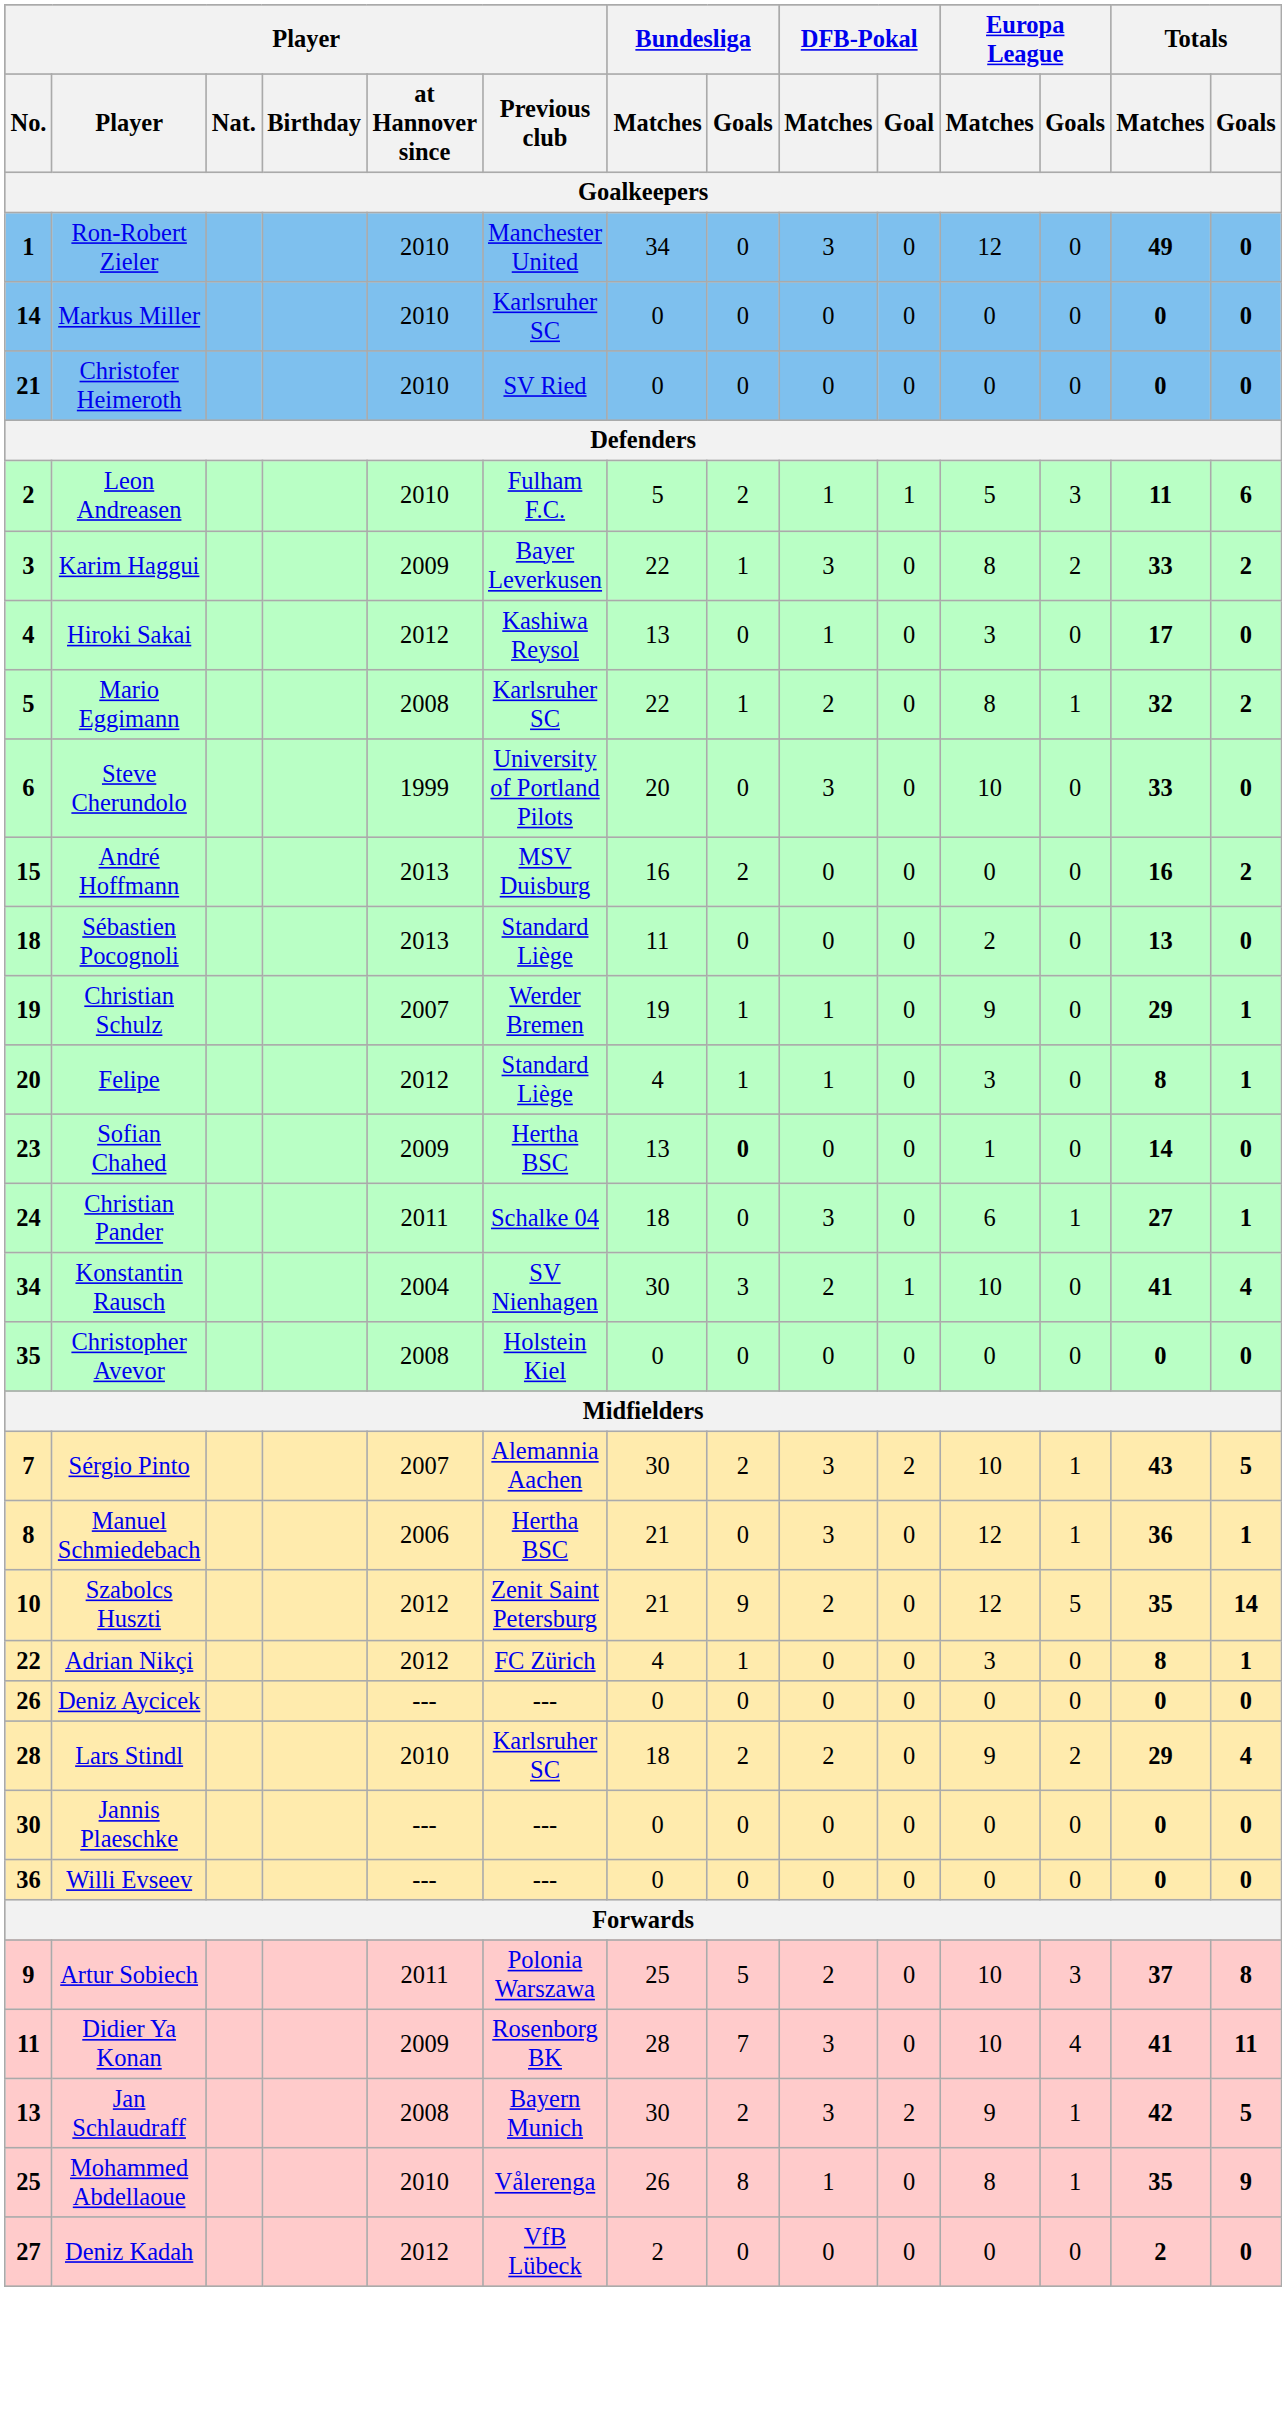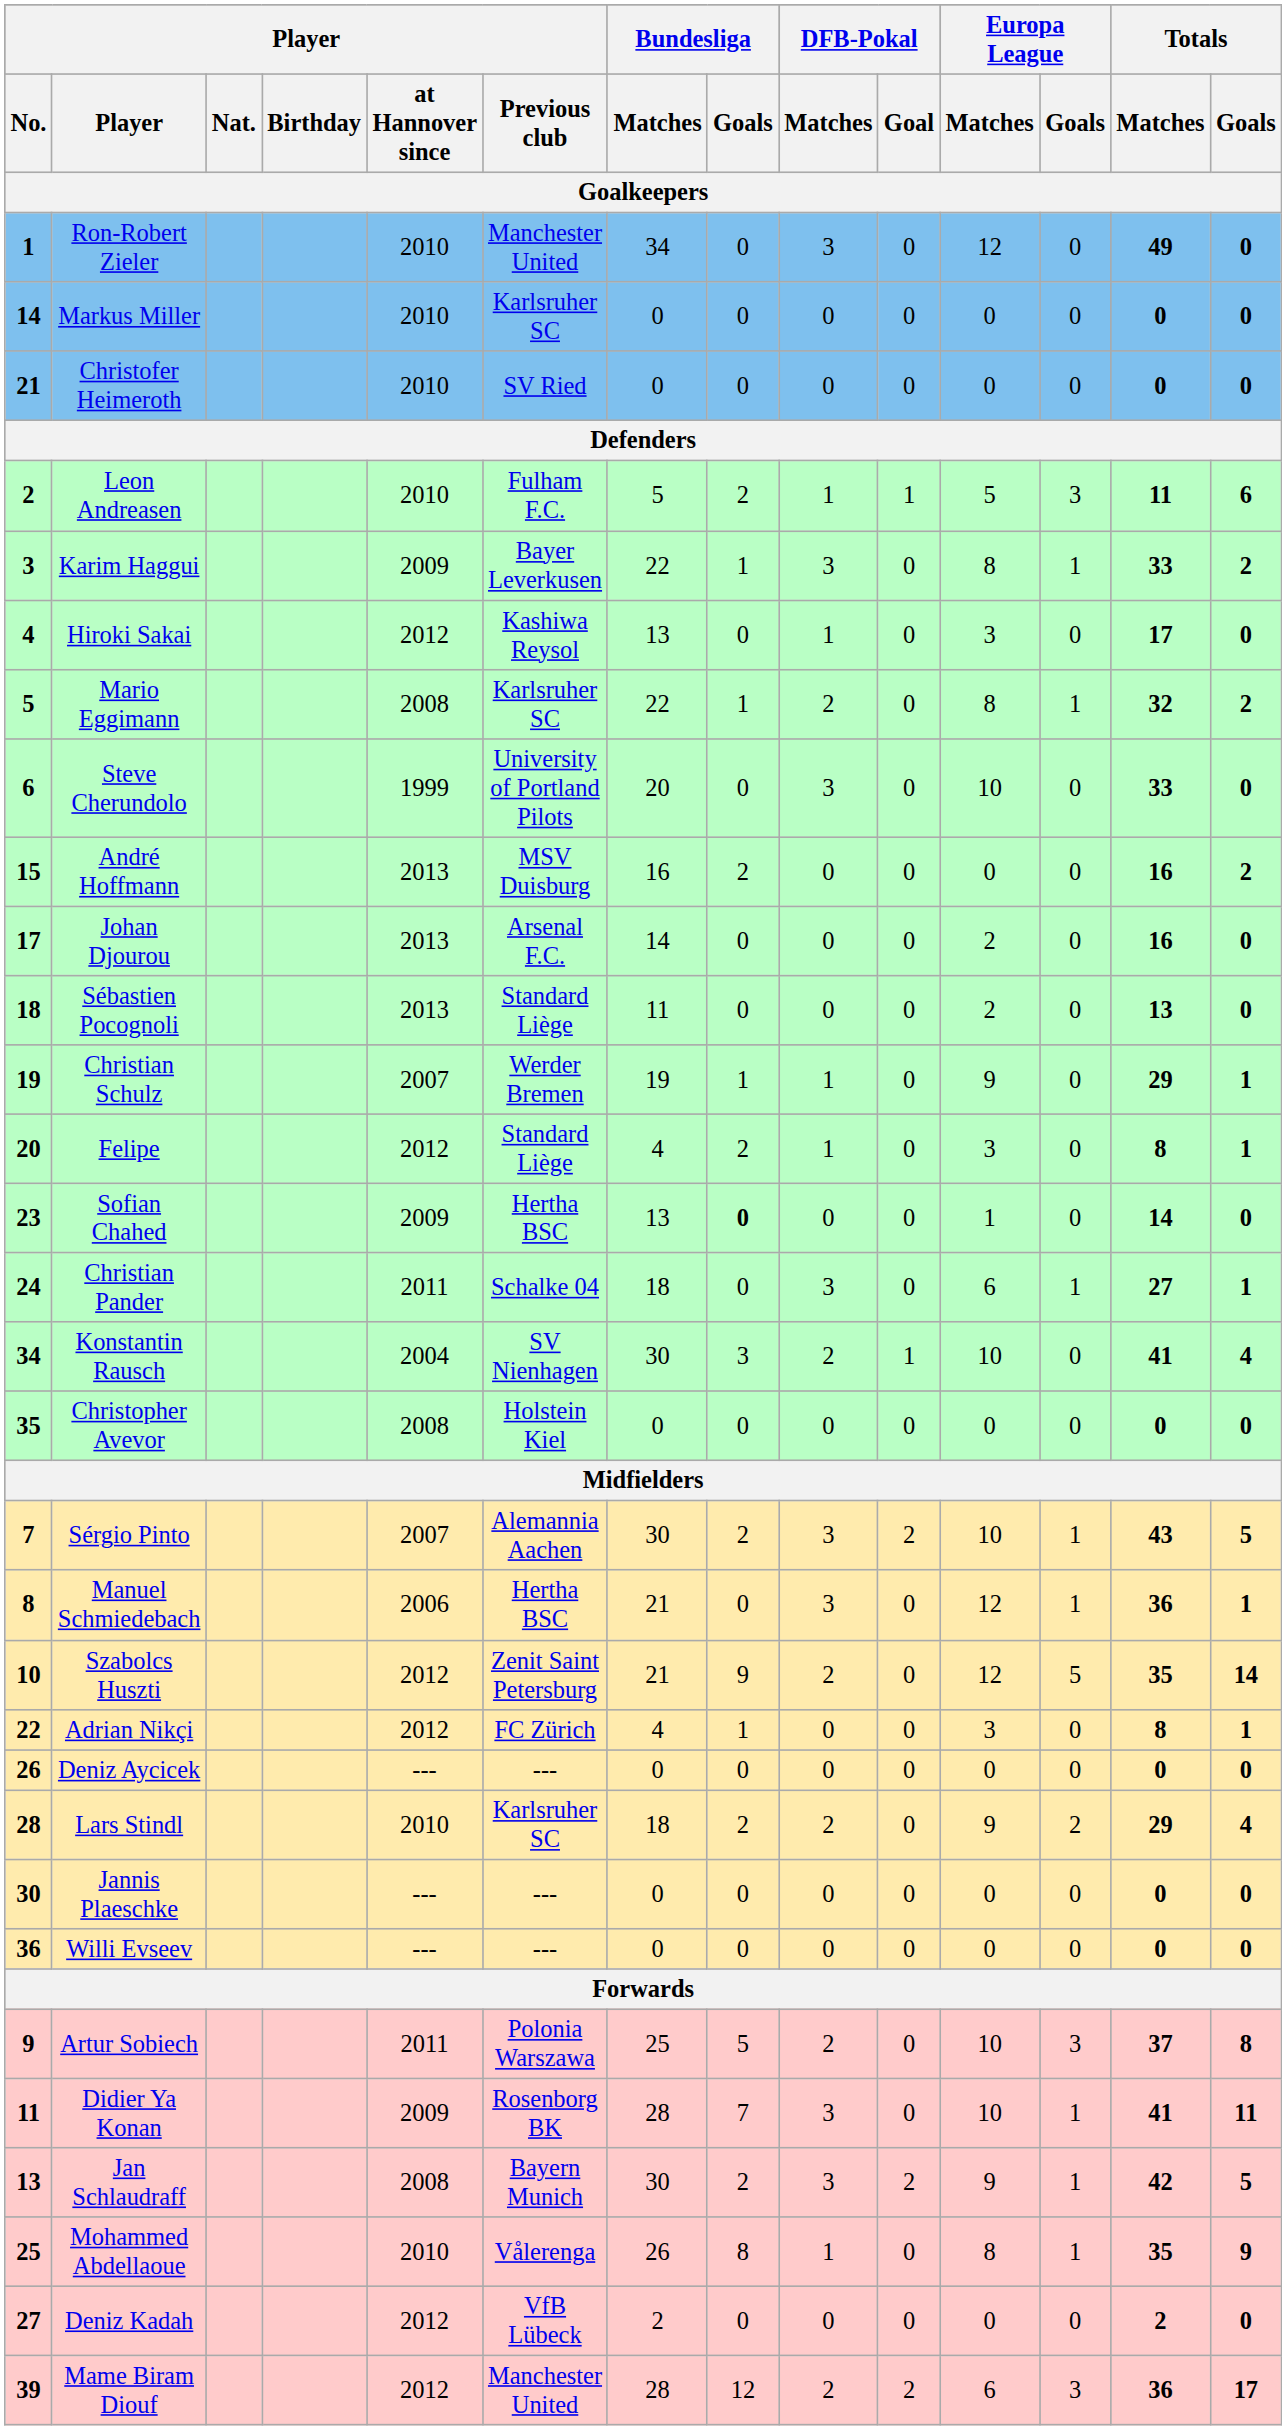(1075, 565) 2 -> (1075, 565) 1
+ row: (129, 940)
(743, 1079) 1 -> (743, 1148) 2
(1075, 2043) 4 -> (1075, 2113) 1
+ row: (129, 2390)
